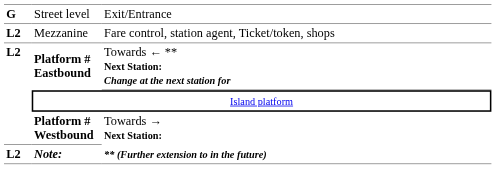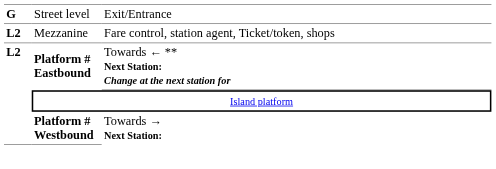- row: (48, 154)
